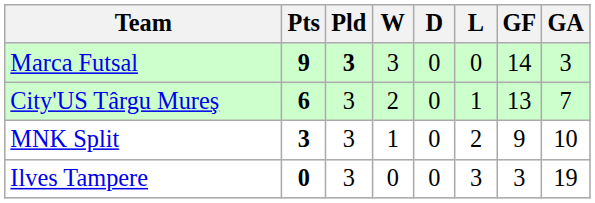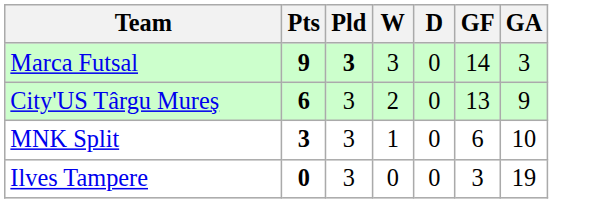- column: (476, 23)
(566, 100) 7 -> (524, 100) 9
(519, 139) 9 -> (478, 139) 6
